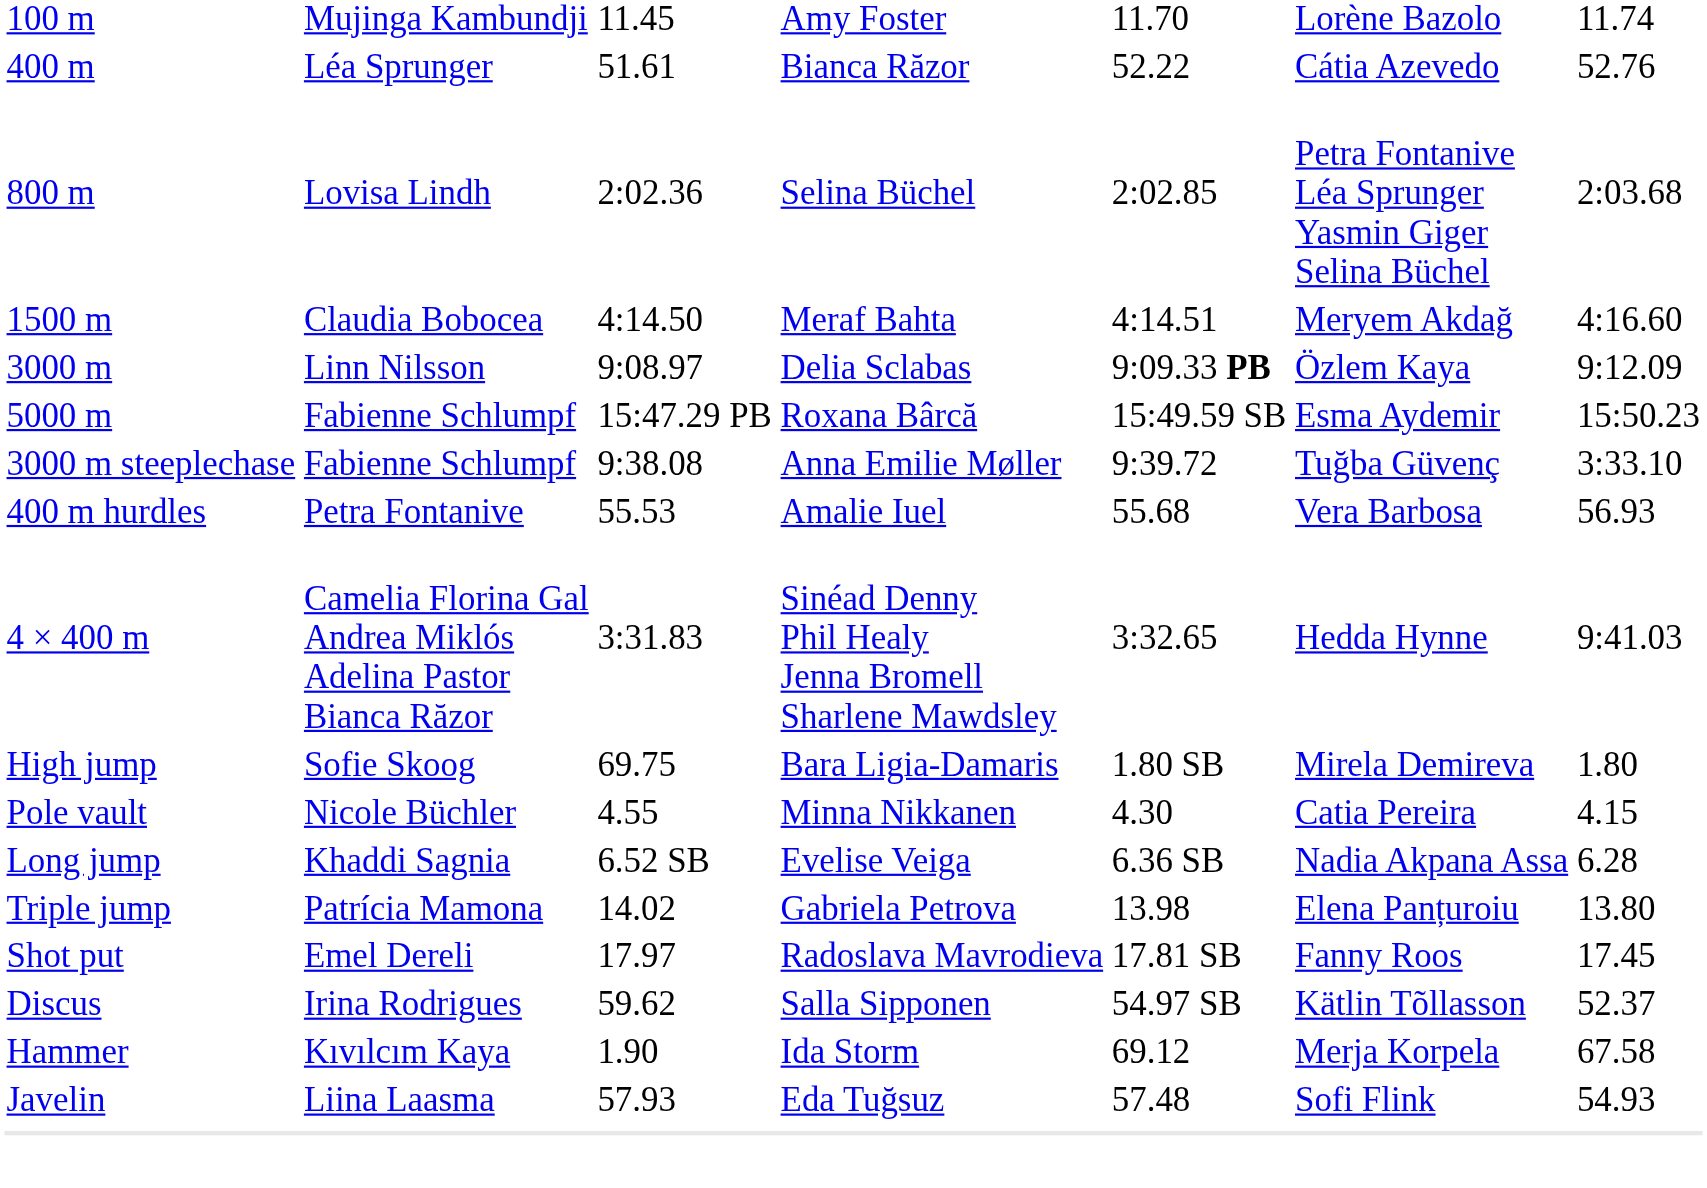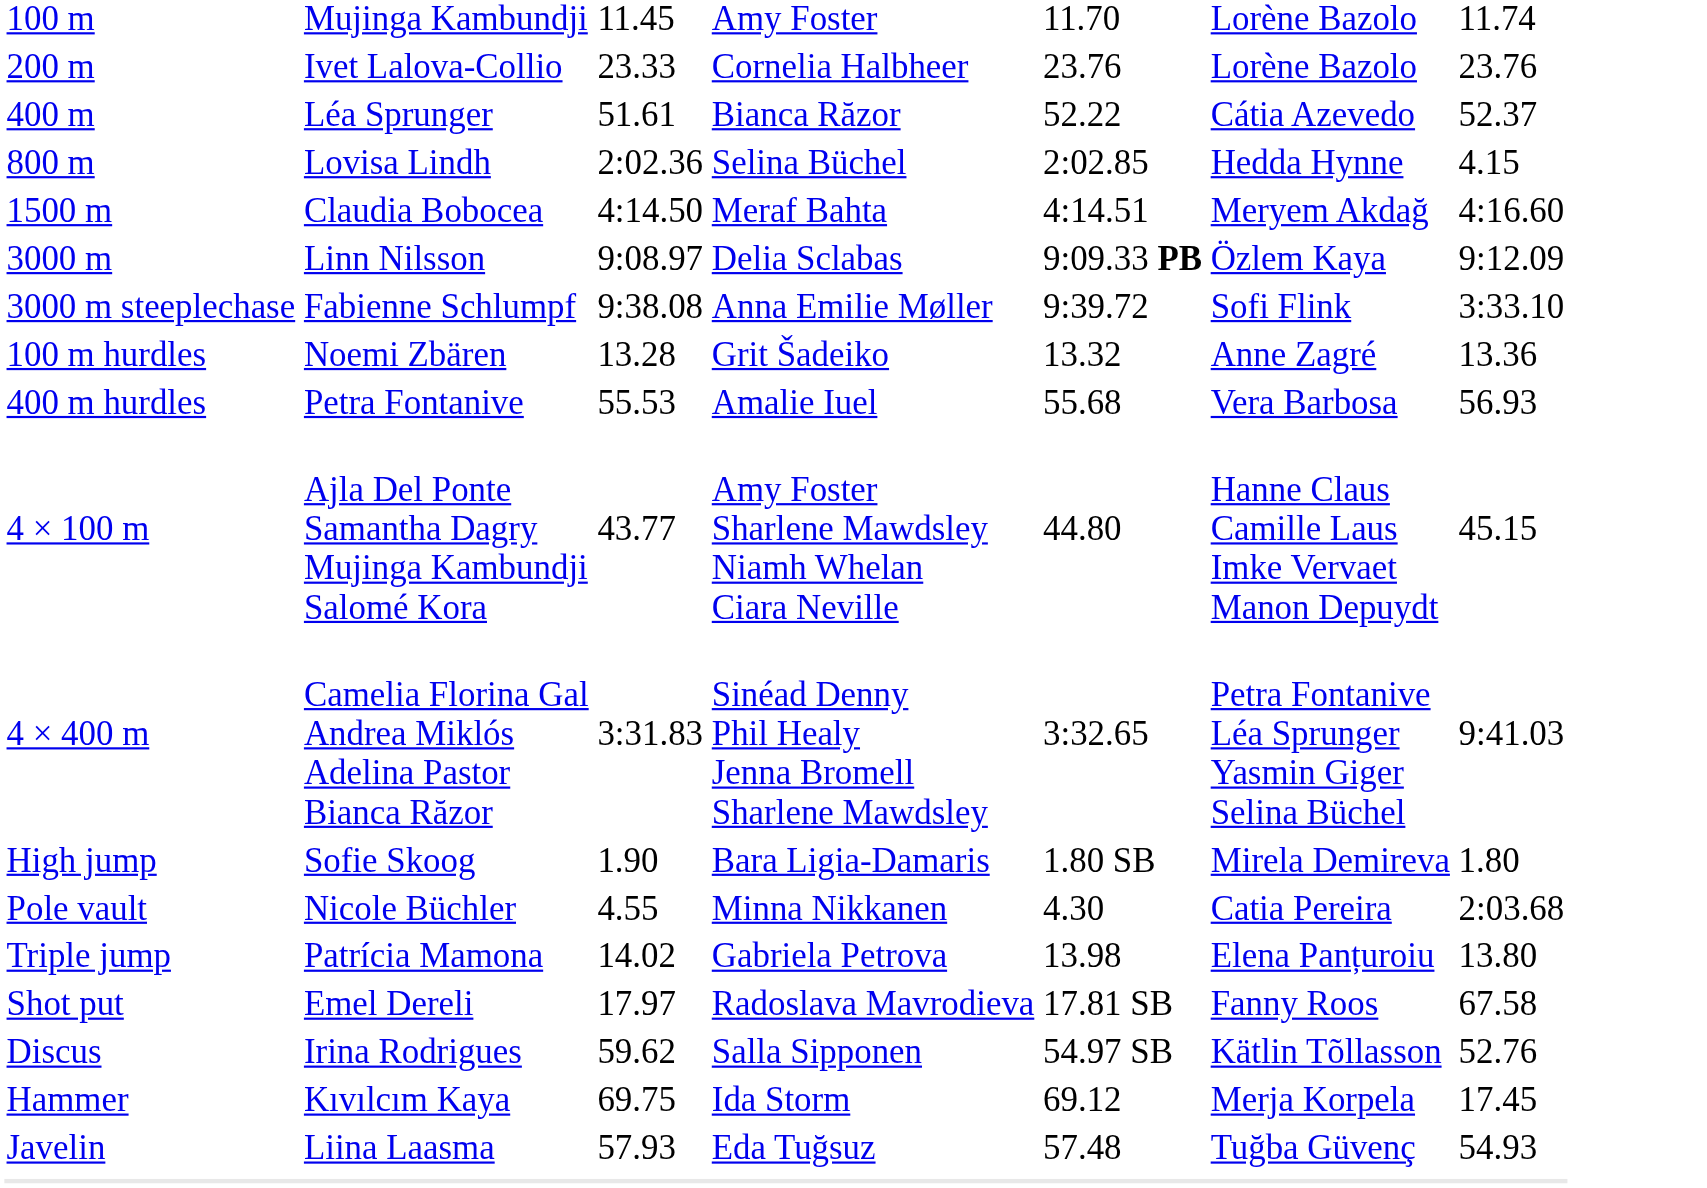+ row: (51, 66)
(1616, 66) 52.76 -> (1498, 114) 52.37
(1405, 212) Petra Fontanive Léa Sprunger Yasmin Giger Selina Büchel -> (1307, 162) Hedda Hynne
(1630, 192) 2:03.68 -> (1489, 162) 4.15
- row: (59, 415)
(1398, 463) Tuğba Güvenç -> (1281, 306) Sofi Flink
+ row: (106, 354)
+ row: (78, 528)
(1391, 637) Hedda Hynne -> (1321, 753) Petra Fontanive Léa Sprunger Yasmin Giger Selina Büchel
(637, 764) 69.75 -> (628, 860) 1.90
(1607, 812) 4.15 -> (1511, 908) 2:03.68
- row: (84, 860)
(1616, 955) 17.45 -> (1498, 1003) 67.58
(1616, 1003) 52.37 -> (1498, 1051) 52.76
(628, 1051) 1.90 -> (637, 1099) 69.75
(1616, 1051) 67.58 -> (1498, 1099) 17.45
(1365, 1099) Sofi Flink -> (1313, 1147) Tuğba Güvenç
